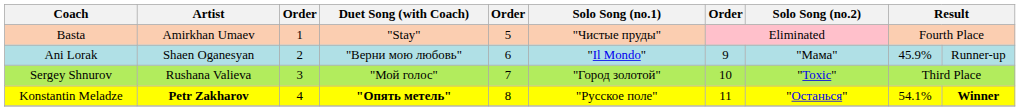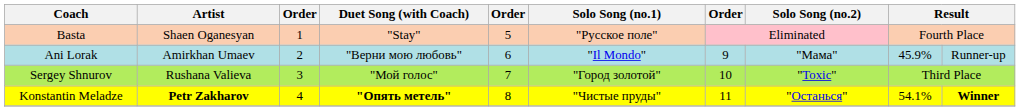(209, 34) Amirkhan Umaev -> (209, 34) Shaen Oganesyan
(617, 34) "Чистые пруды" -> (617, 34) "Русское поле"
(209, 55) Shaen Oganesyan -> (209, 55) Amirkhan Umaev
(617, 95) "Русское поле" -> (617, 95) "Чистые пруды"
